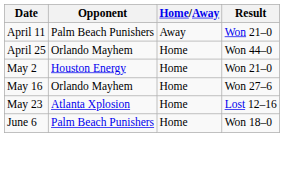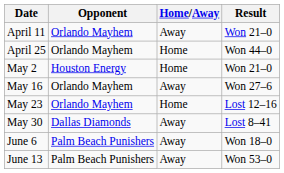(103, 31) Palm Beach Punishers -> (92, 31) Orlando Mayhem
(173, 86) Home -> (173, 86) Away
(91, 104) Atlanta Xplosion -> (92, 104) Orlando Mayhem
+ row: (25, 123)
(173, 123) Home -> (173, 141) Away
+ row: (25, 159)
